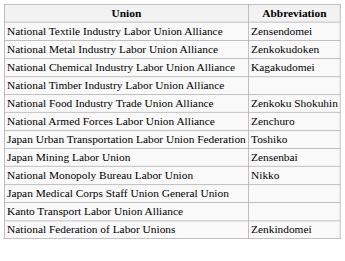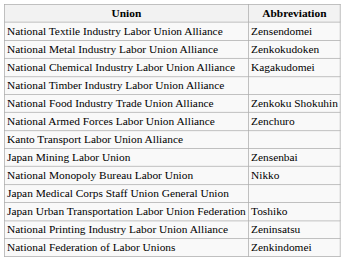rows swapped: (95, 211) <-> (126, 139)
+ row: (118, 229)
